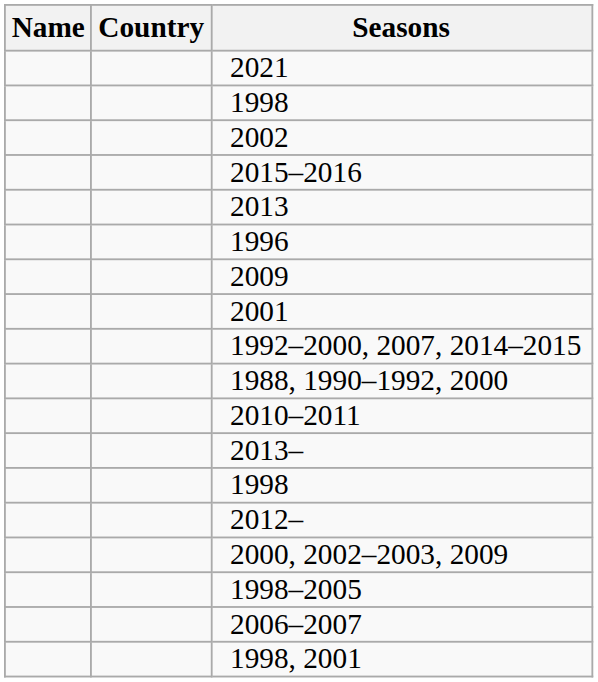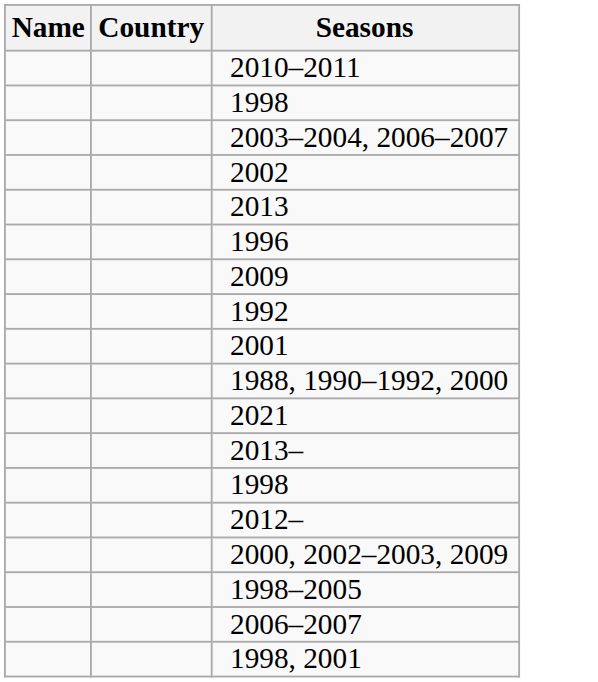rows swapped: (48, 416) <-> (48, 69)
+ row: (48, 138)
- row: (48, 173)
+ row: (48, 312)
- row: (48, 347)
